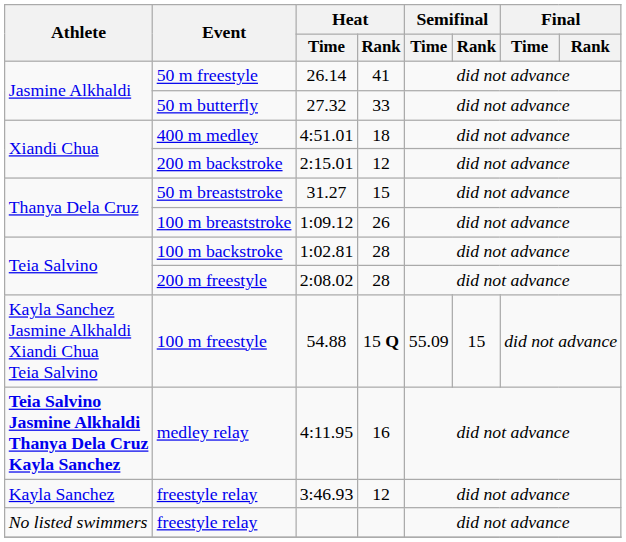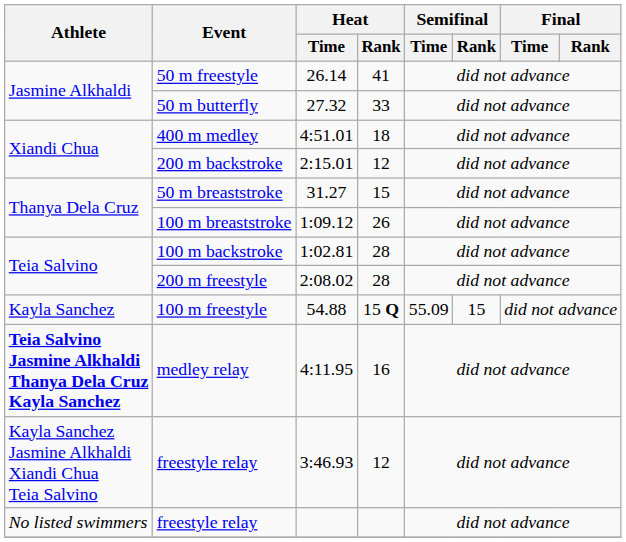(70, 341) Kayla Sanchez Jasmine Alkhaldi Xiandi Chua Teia Salvino -> (62, 310) Kayla Sanchez
(62, 493) Kayla Sanchez -> (70, 462) Kayla Sanchez Jasmine Alkhaldi Xiandi Chua Teia Salvino
